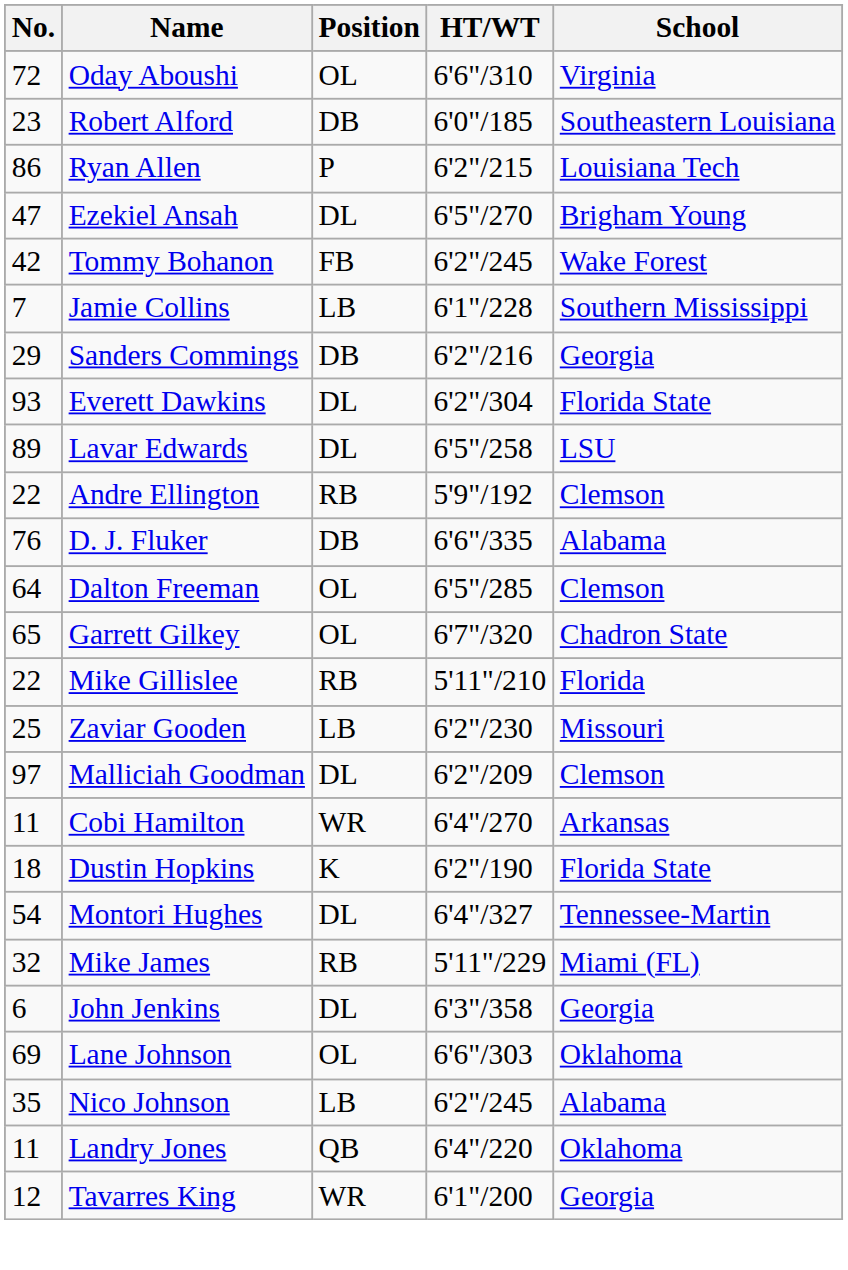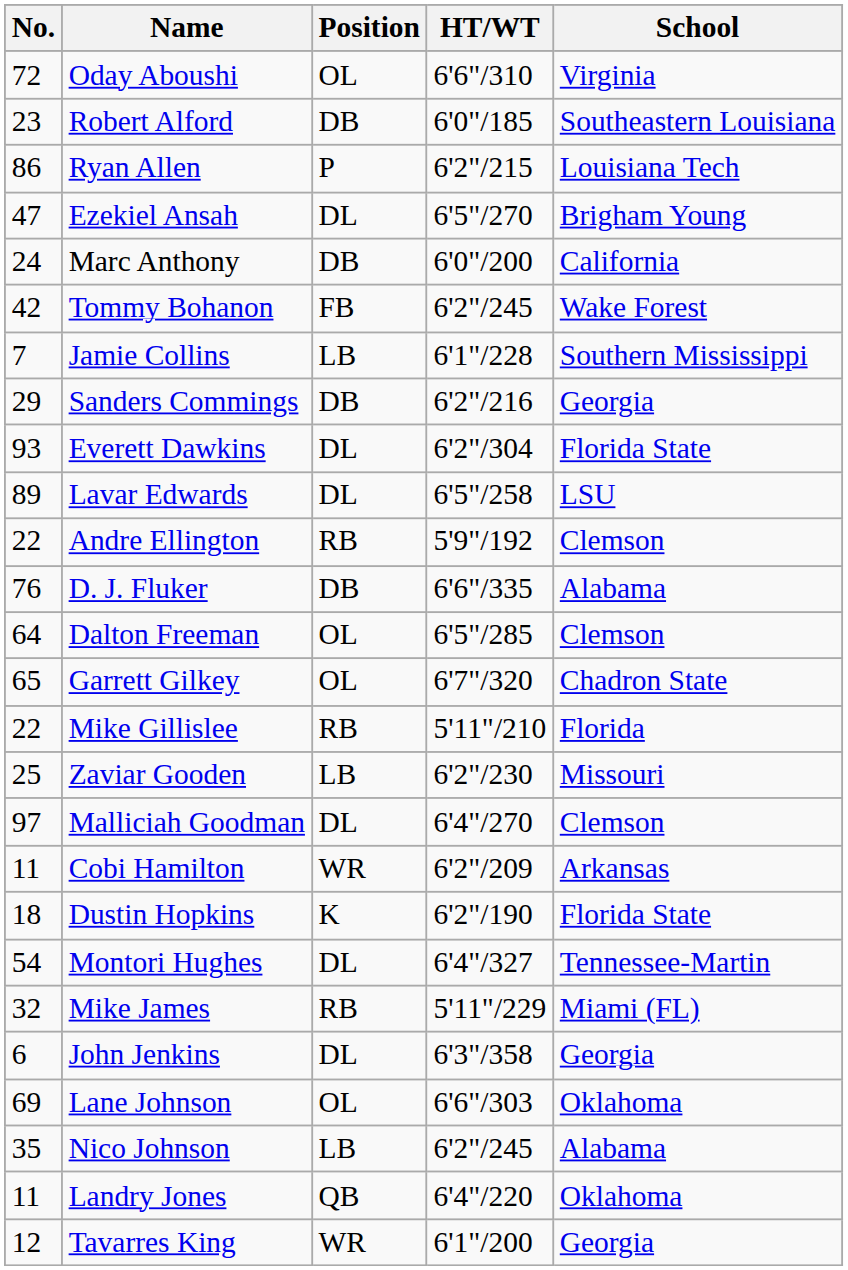+ row: (154, 261)
(483, 774) 6'2"/209 -> (483, 821) 6'4"/270
(483, 821) 6'4"/270 -> (483, 868) 6'2"/209
